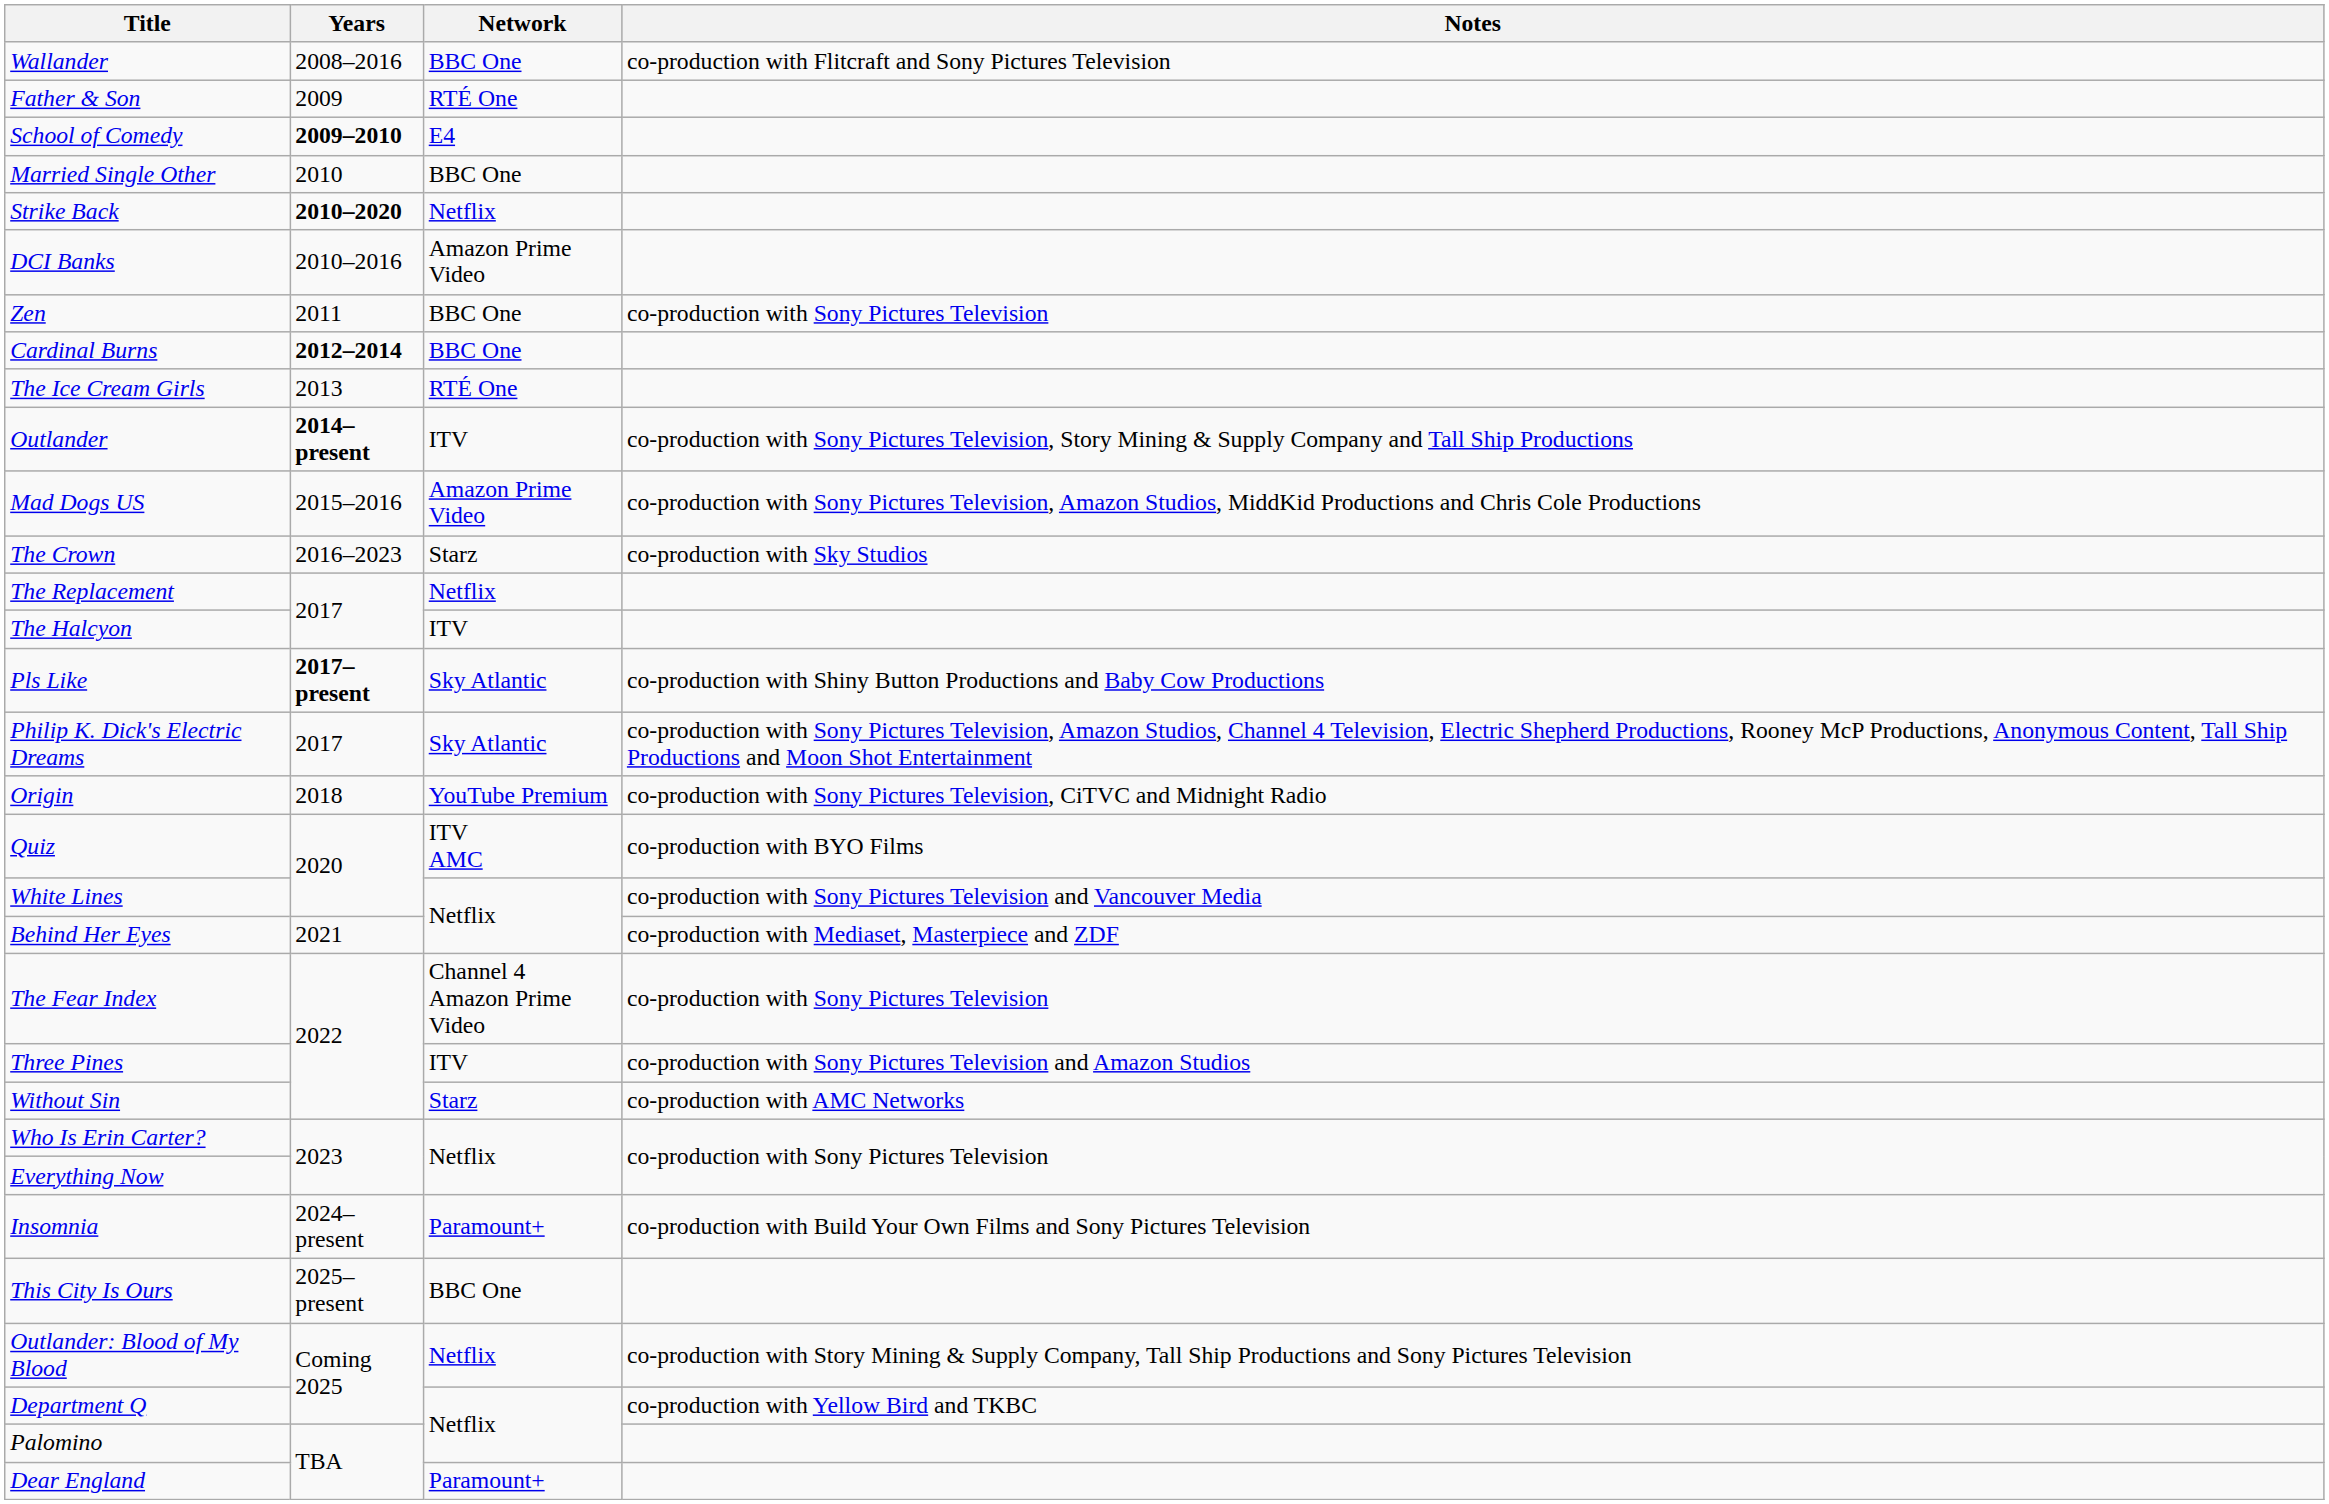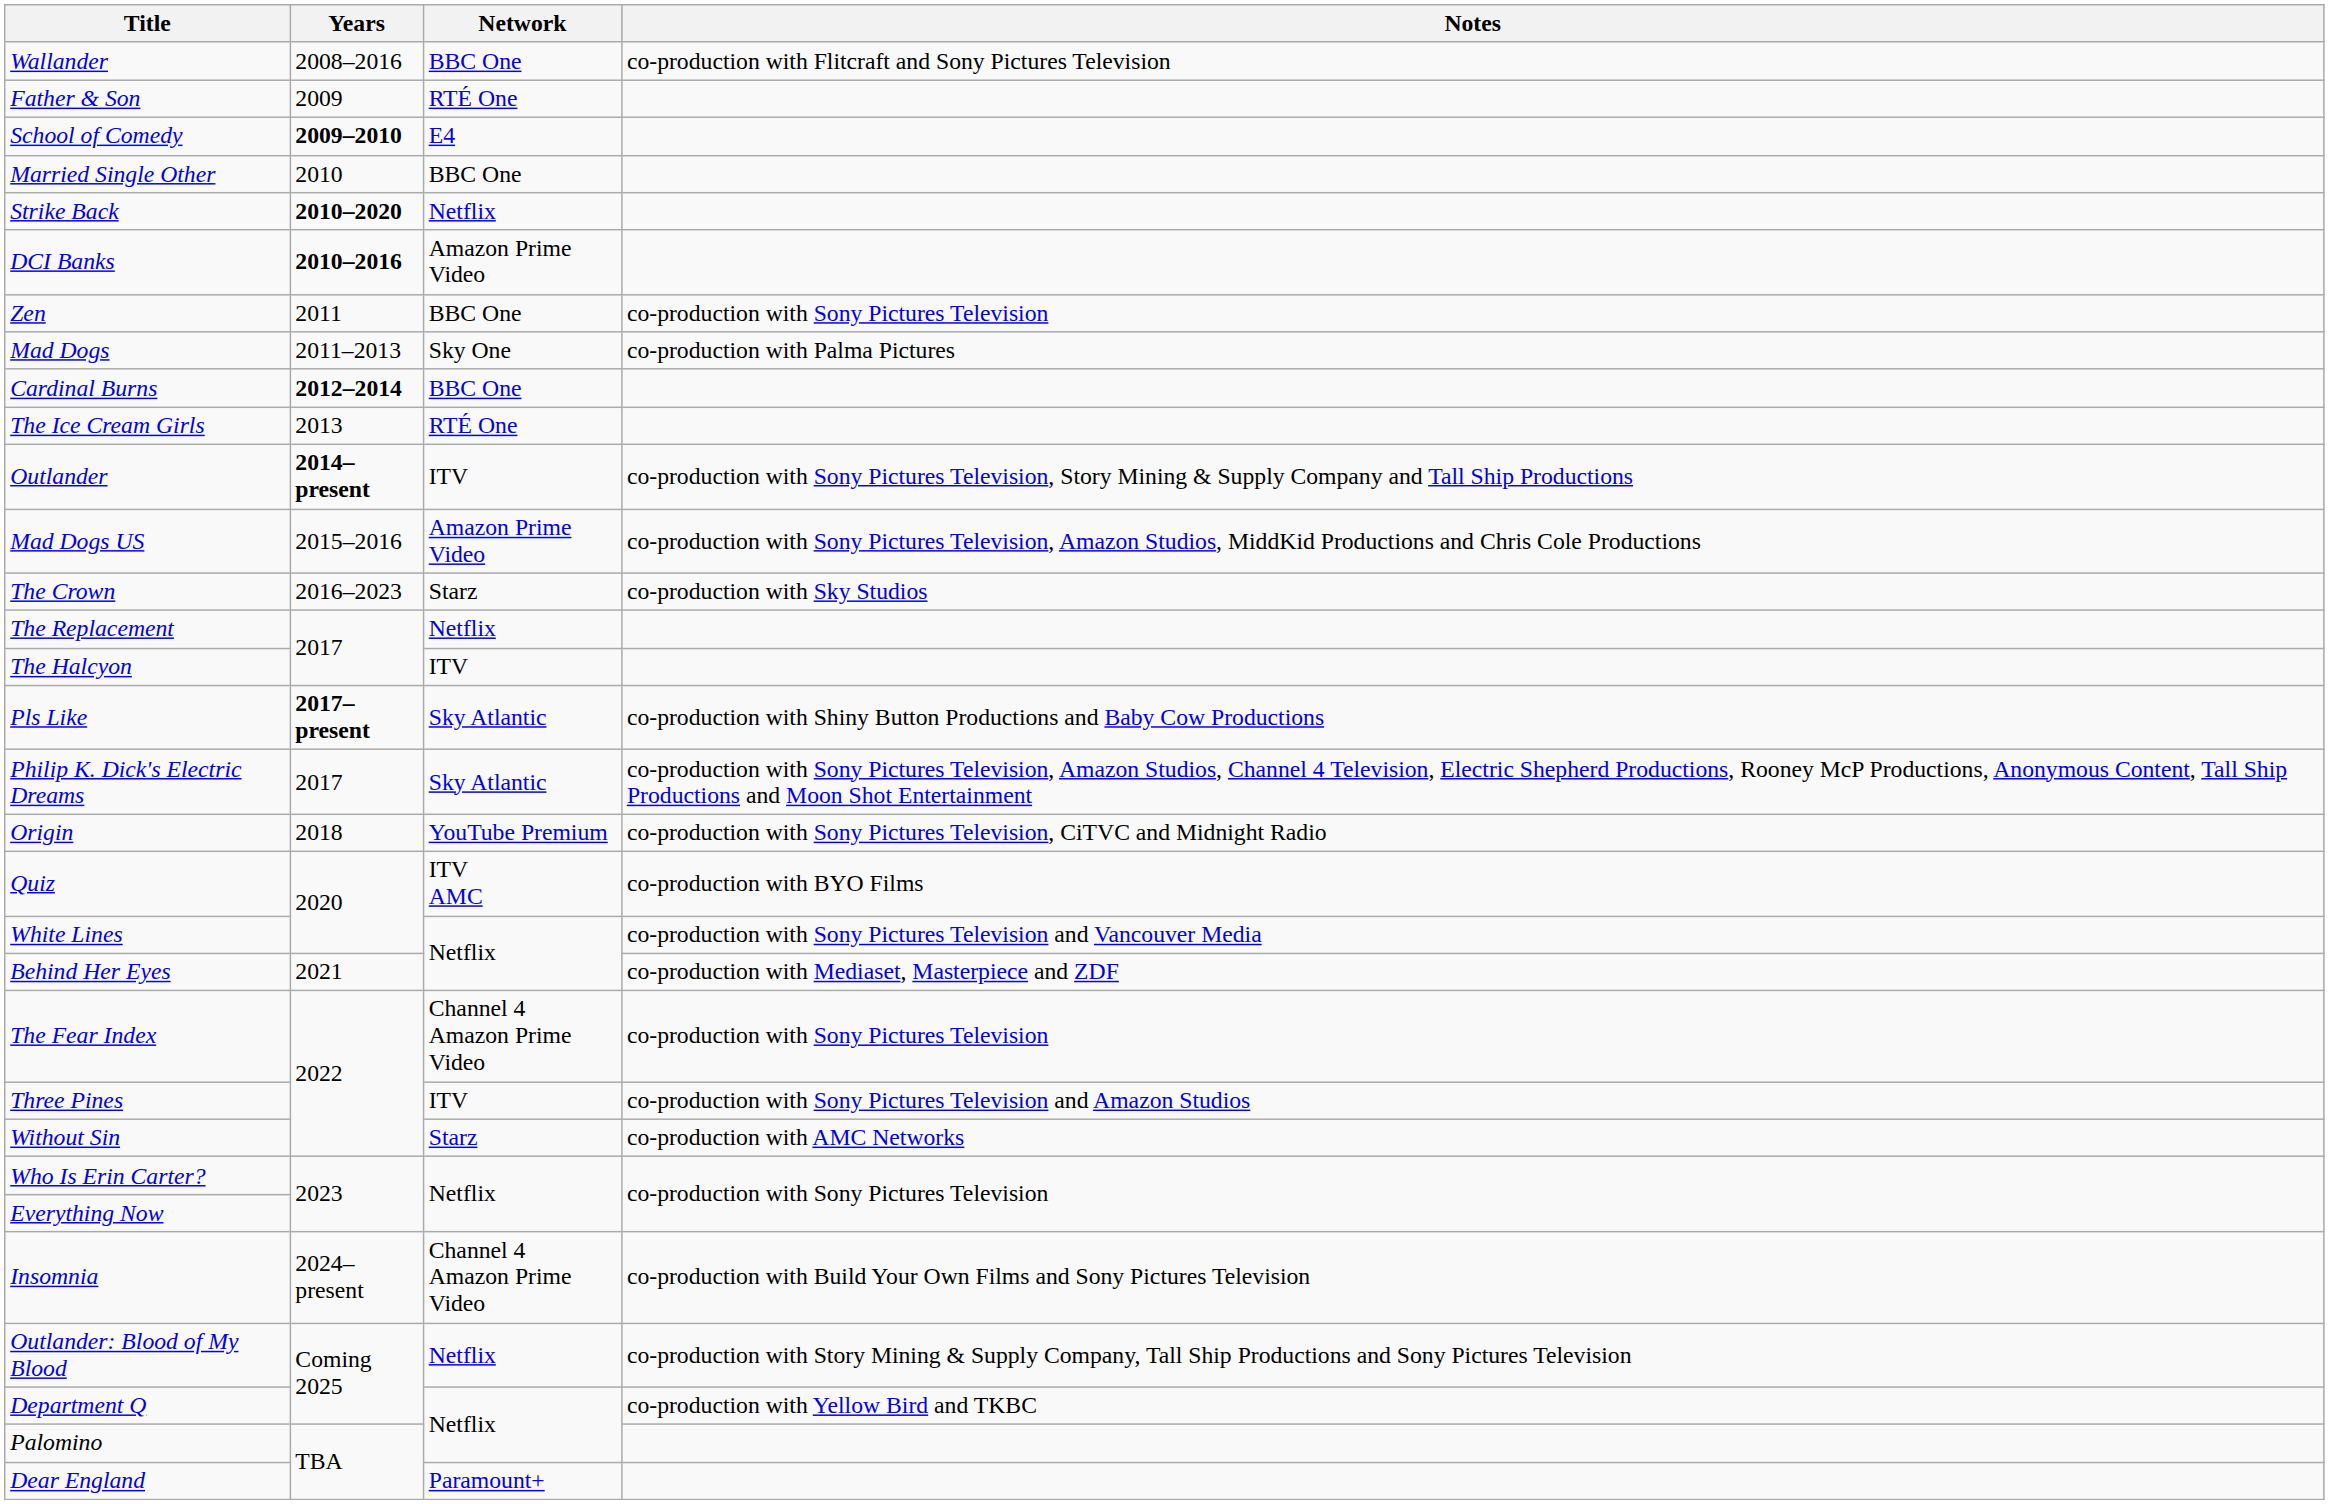(349, 261) normal -> (349, 261) bold
+ row: (60, 350)
(487, 1226) Paramount+ -> (500, 1277) Channel 4 Amazon Prime Video
- row: (91, 1290)
